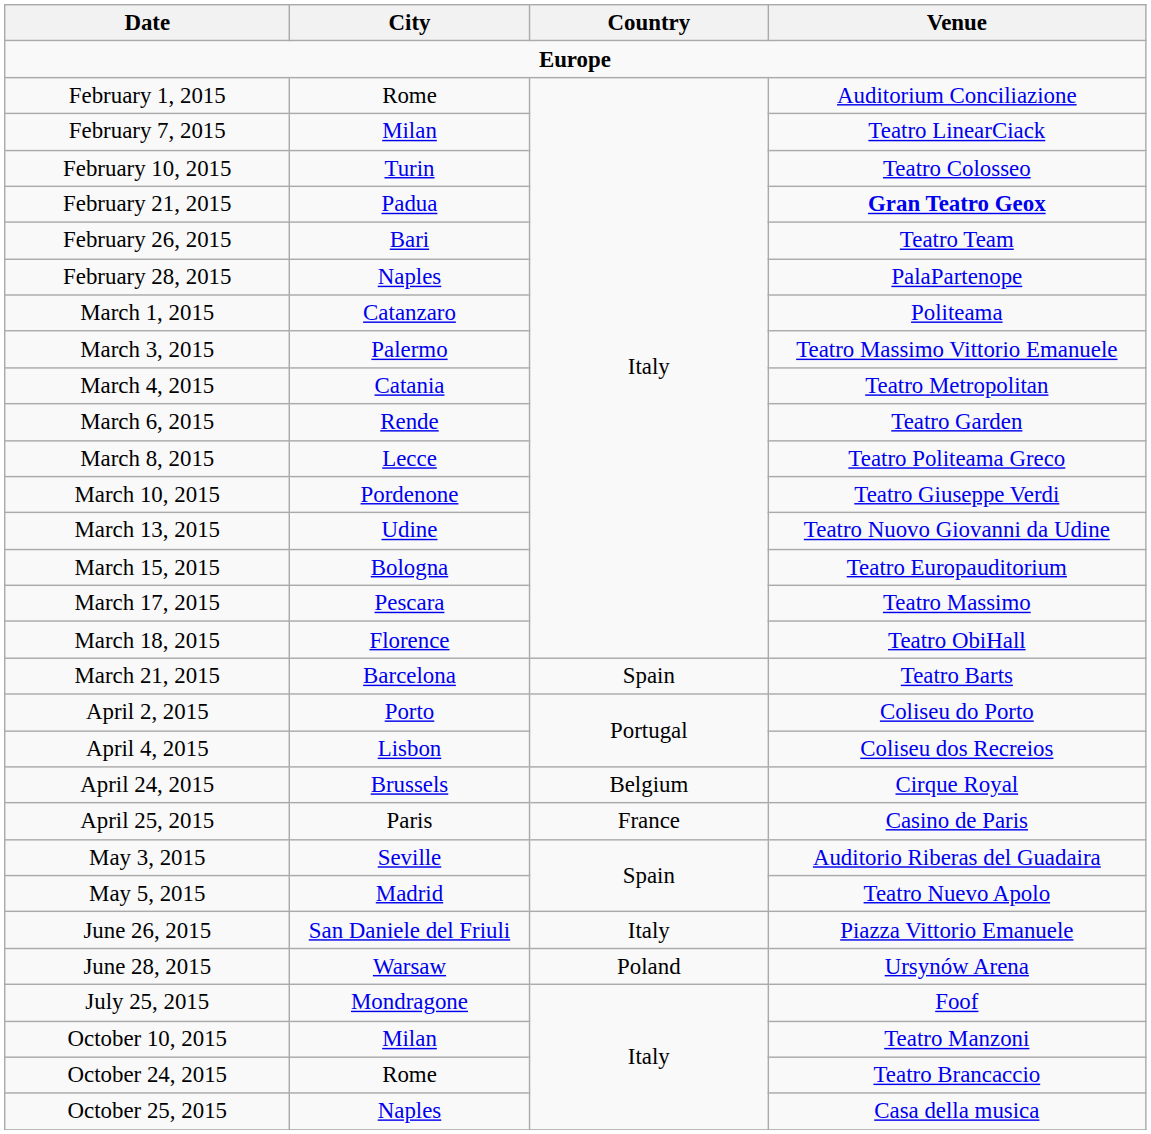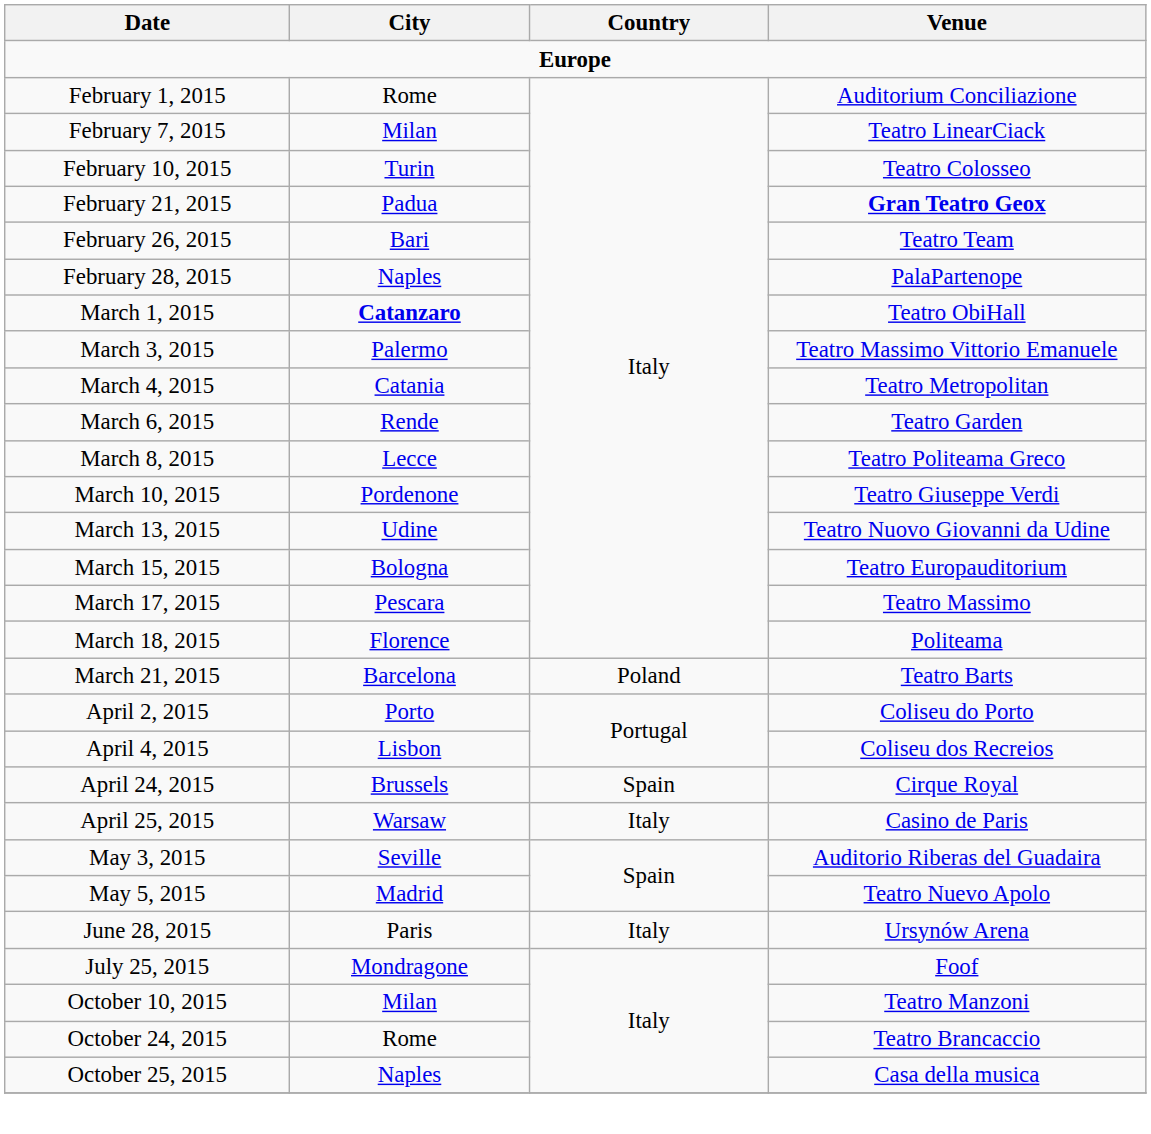(409, 312) normal -> (409, 312) bold
(957, 312) Politeama -> (957, 312) Teatro ObiHall
(957, 639) Teatro ObiHall -> (957, 639) Politeama
(649, 675) Spain -> (649, 675) Poland
(649, 784) Belgium -> (649, 784) Spain
(409, 820) Paris -> (409, 820) Warsaw
(649, 820) France -> (649, 820) Italy
- row: (147, 929)
(409, 966) Warsaw -> (409, 929) Paris
(649, 966) Poland -> (649, 929) Italy
